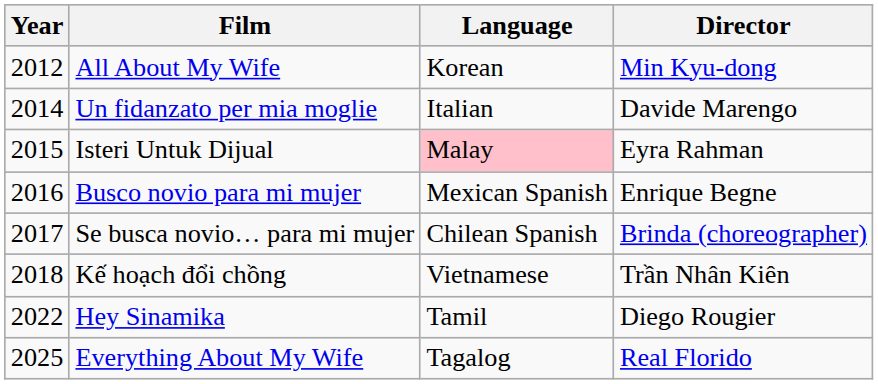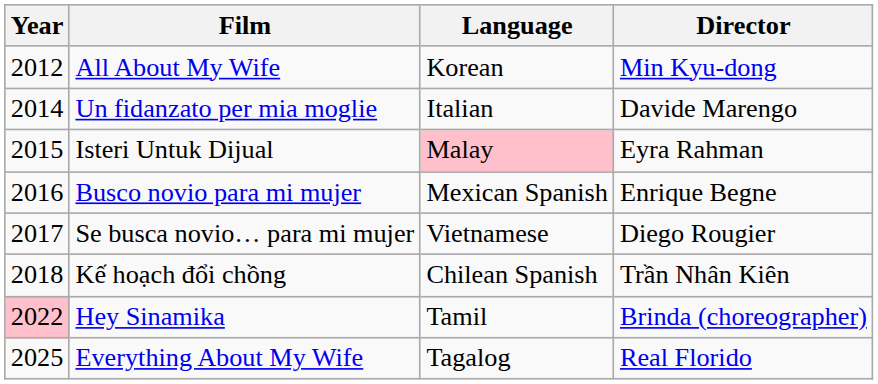(512, 233) Chilean Spanish -> (488, 233) Vietnamese
(743, 233) Brinda (choreographer) -> (698, 233) Diego Rougier
(488, 274) Vietnamese -> (512, 274) Chilean Spanish
(37, 316) no background -> (37, 316) pink background
(698, 316) Diego Rougier -> (743, 316) Brinda (choreographer)
